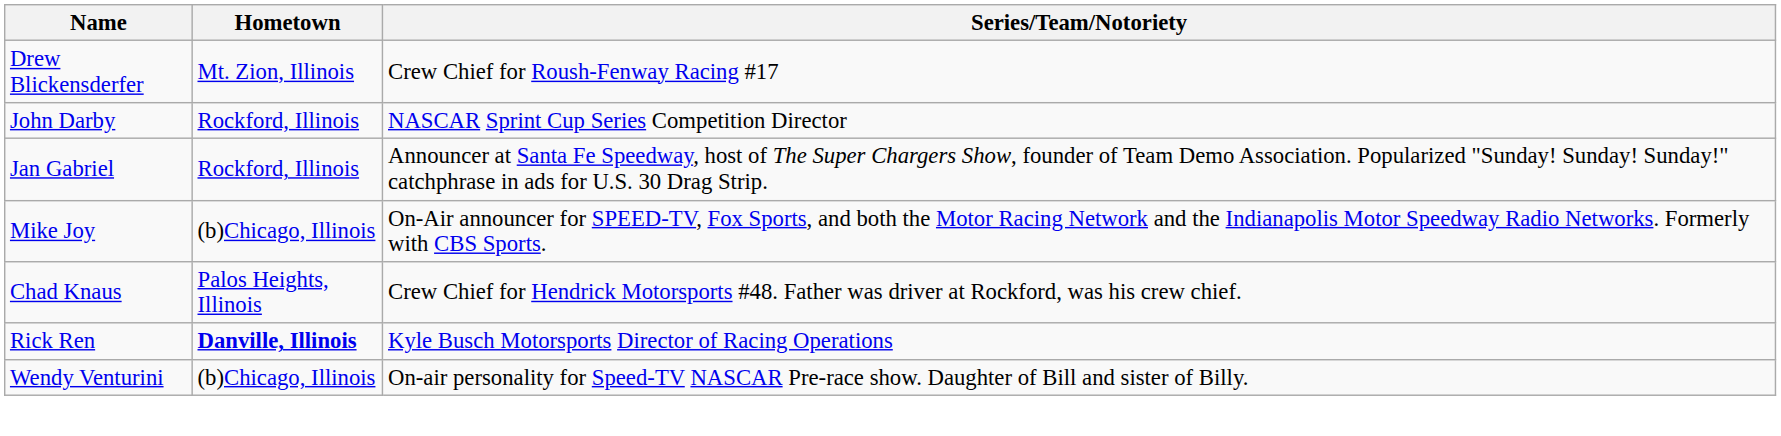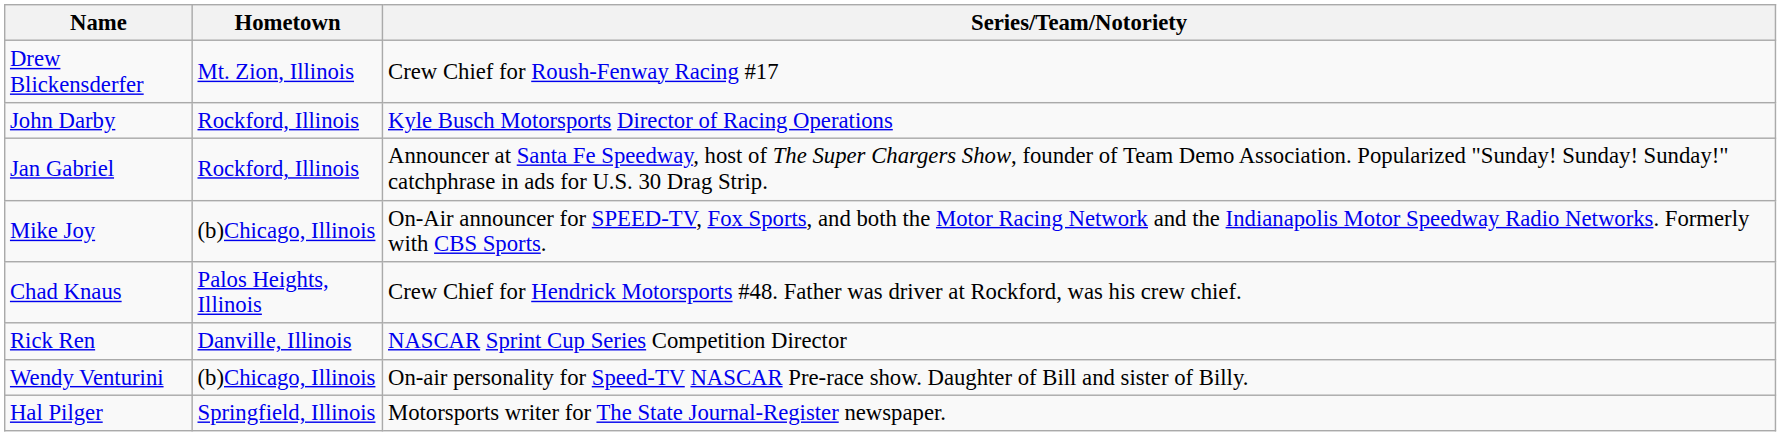(617, 120) NASCAR Sprint Cup Series Competition Director -> (640, 120) Kyle Busch Motorsports Director of Racing Operations
(277, 340) bold -> (274, 340) normal
(640, 340) Kyle Busch Motorsports Director of Racing Operations -> (617, 340) NASCAR Sprint Cup Series Competition Director
+ row: (56, 413)
